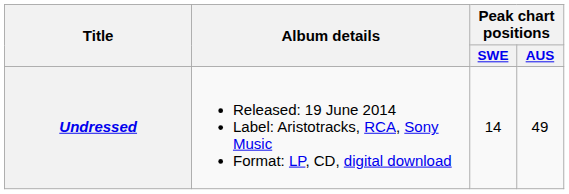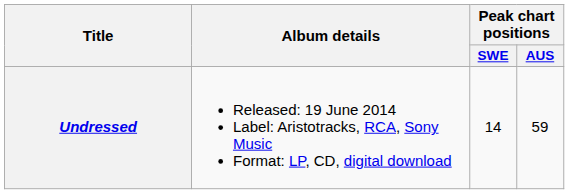(540, 127) 49 -> (540, 127) 59
